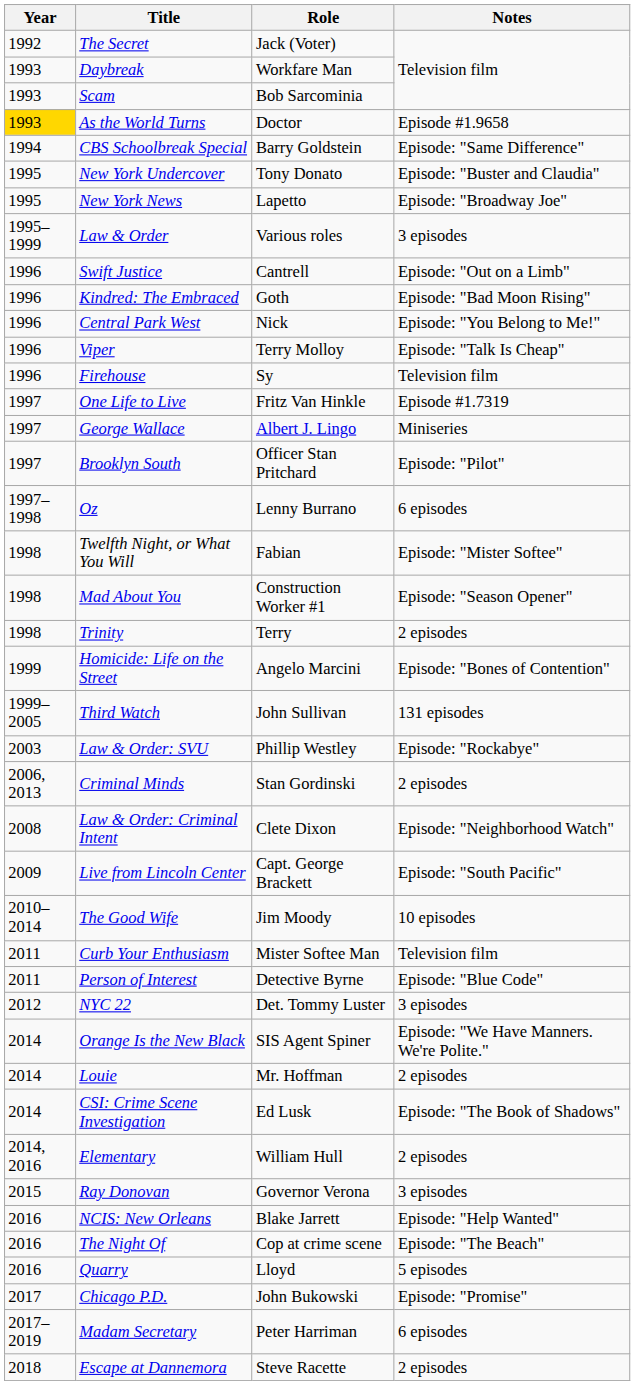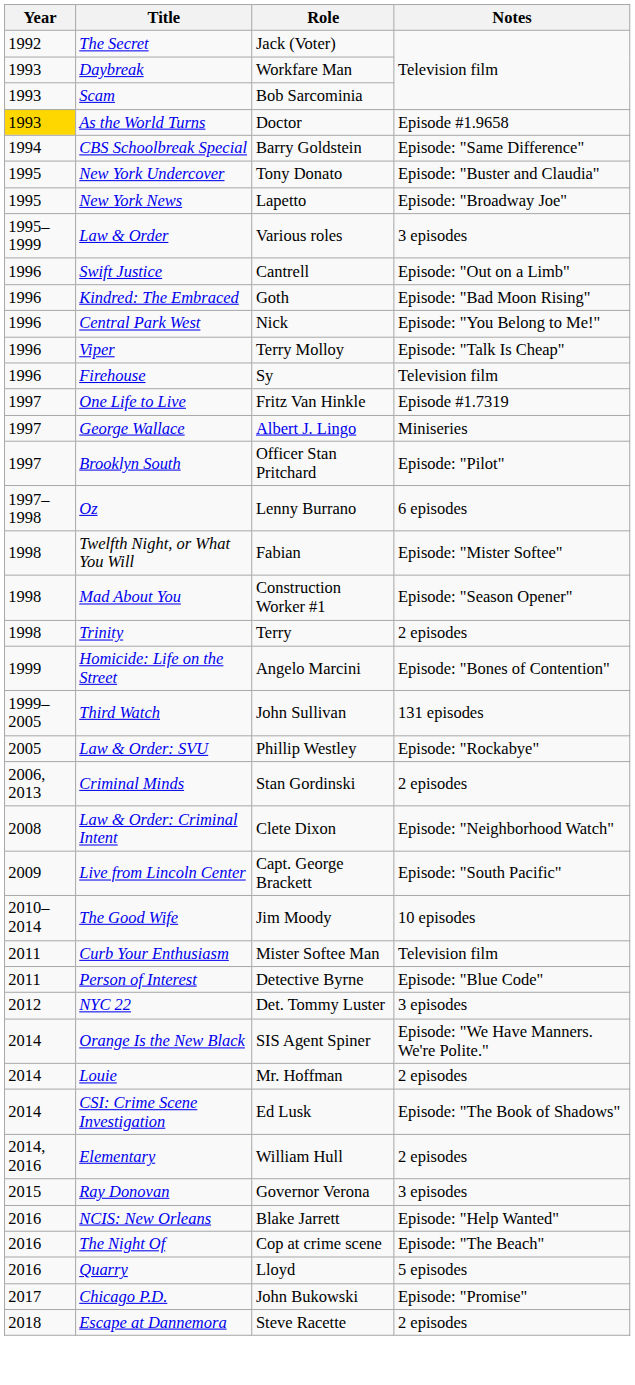(25, 748) 2003 -> (25, 748) 2005
- row: (138, 1331)
